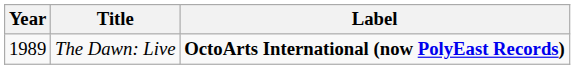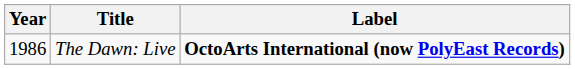(28, 49) 1989 -> (28, 49) 1986
